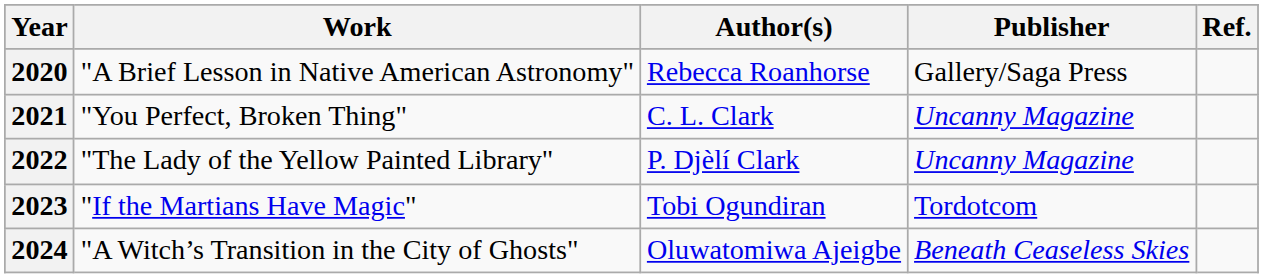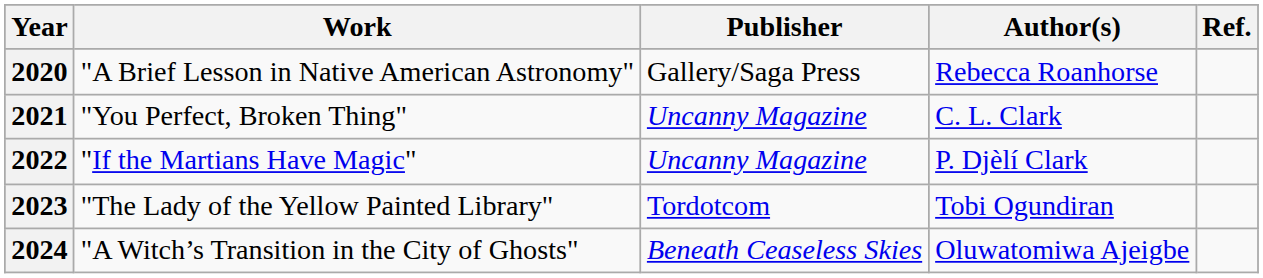columns swapped: (774, 26) <-> (1052, 26)
(317, 160) "The Lady of the Yellow Painted Library" -> (249, 160) "If the Martians Have Magic"
(249, 205) "If the Martians Have Magic" -> (317, 205) "The Lady of the Yellow Painted Library"
